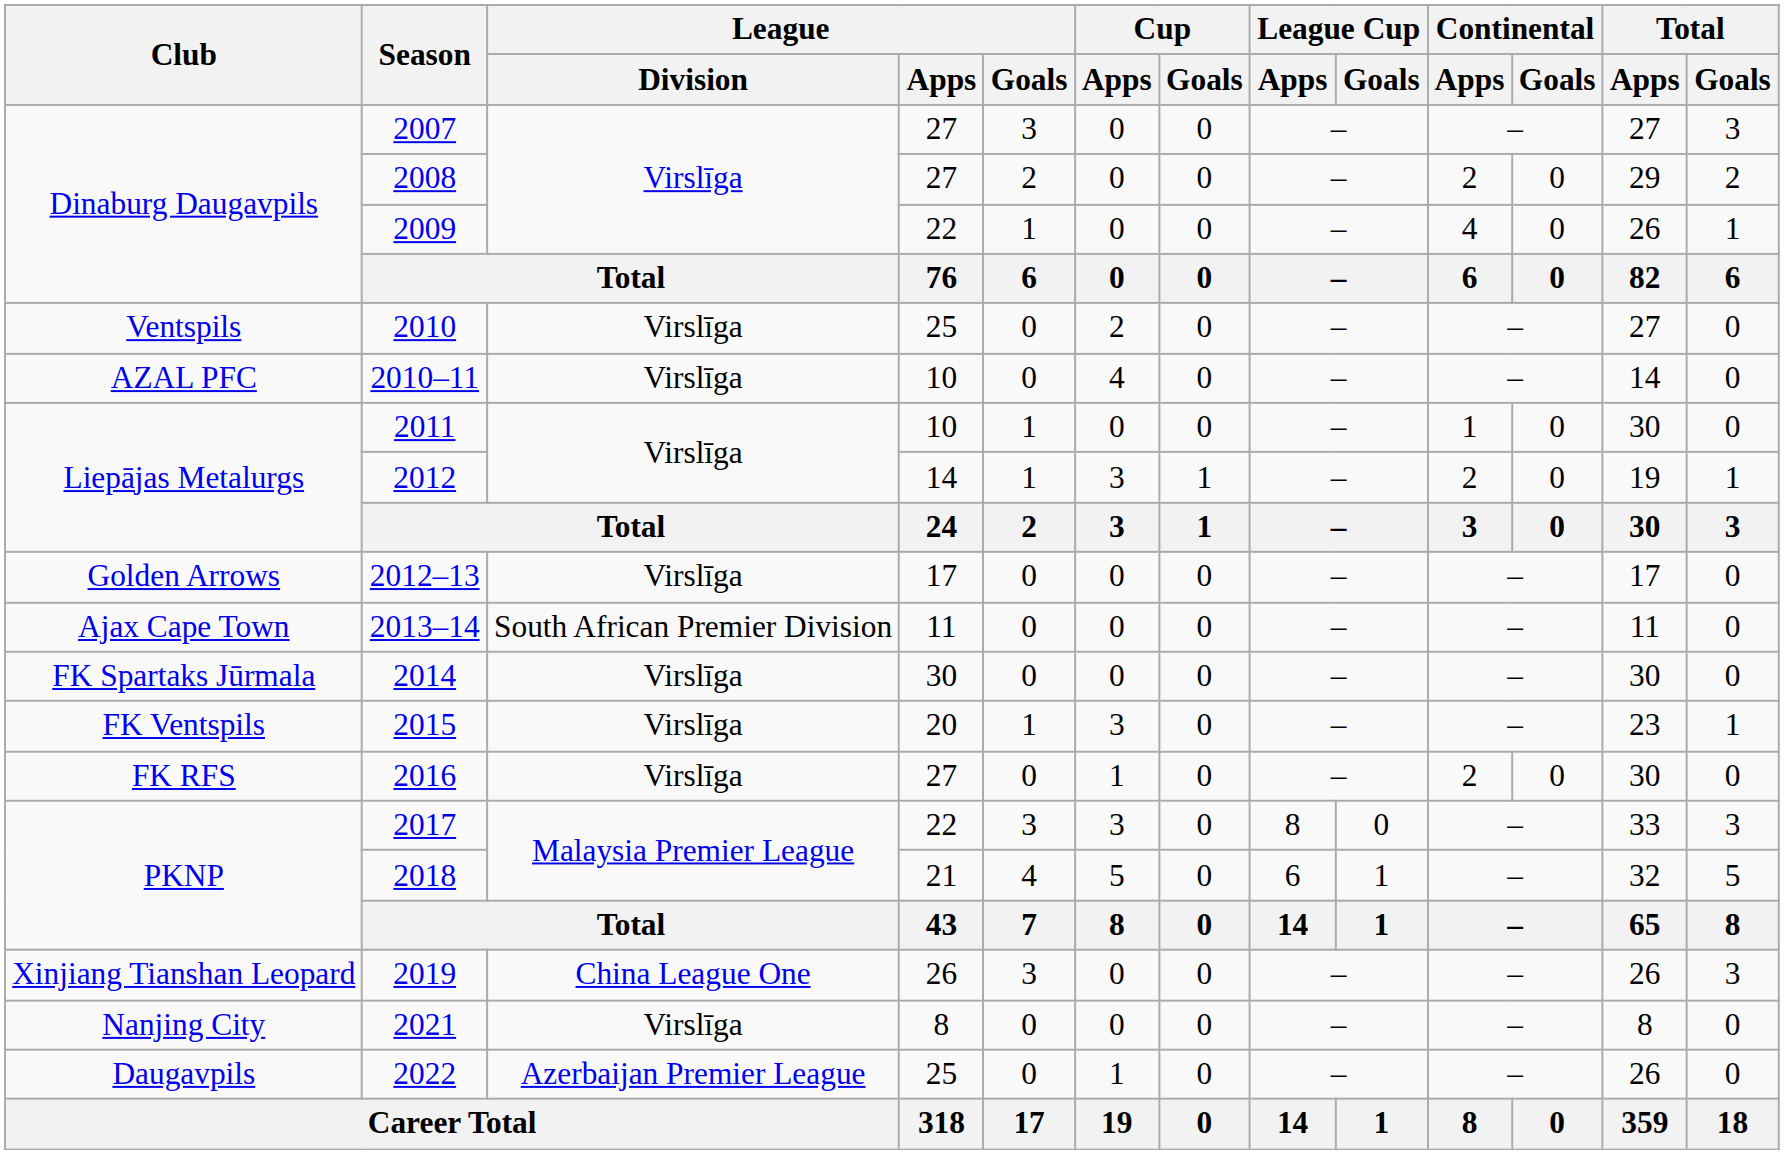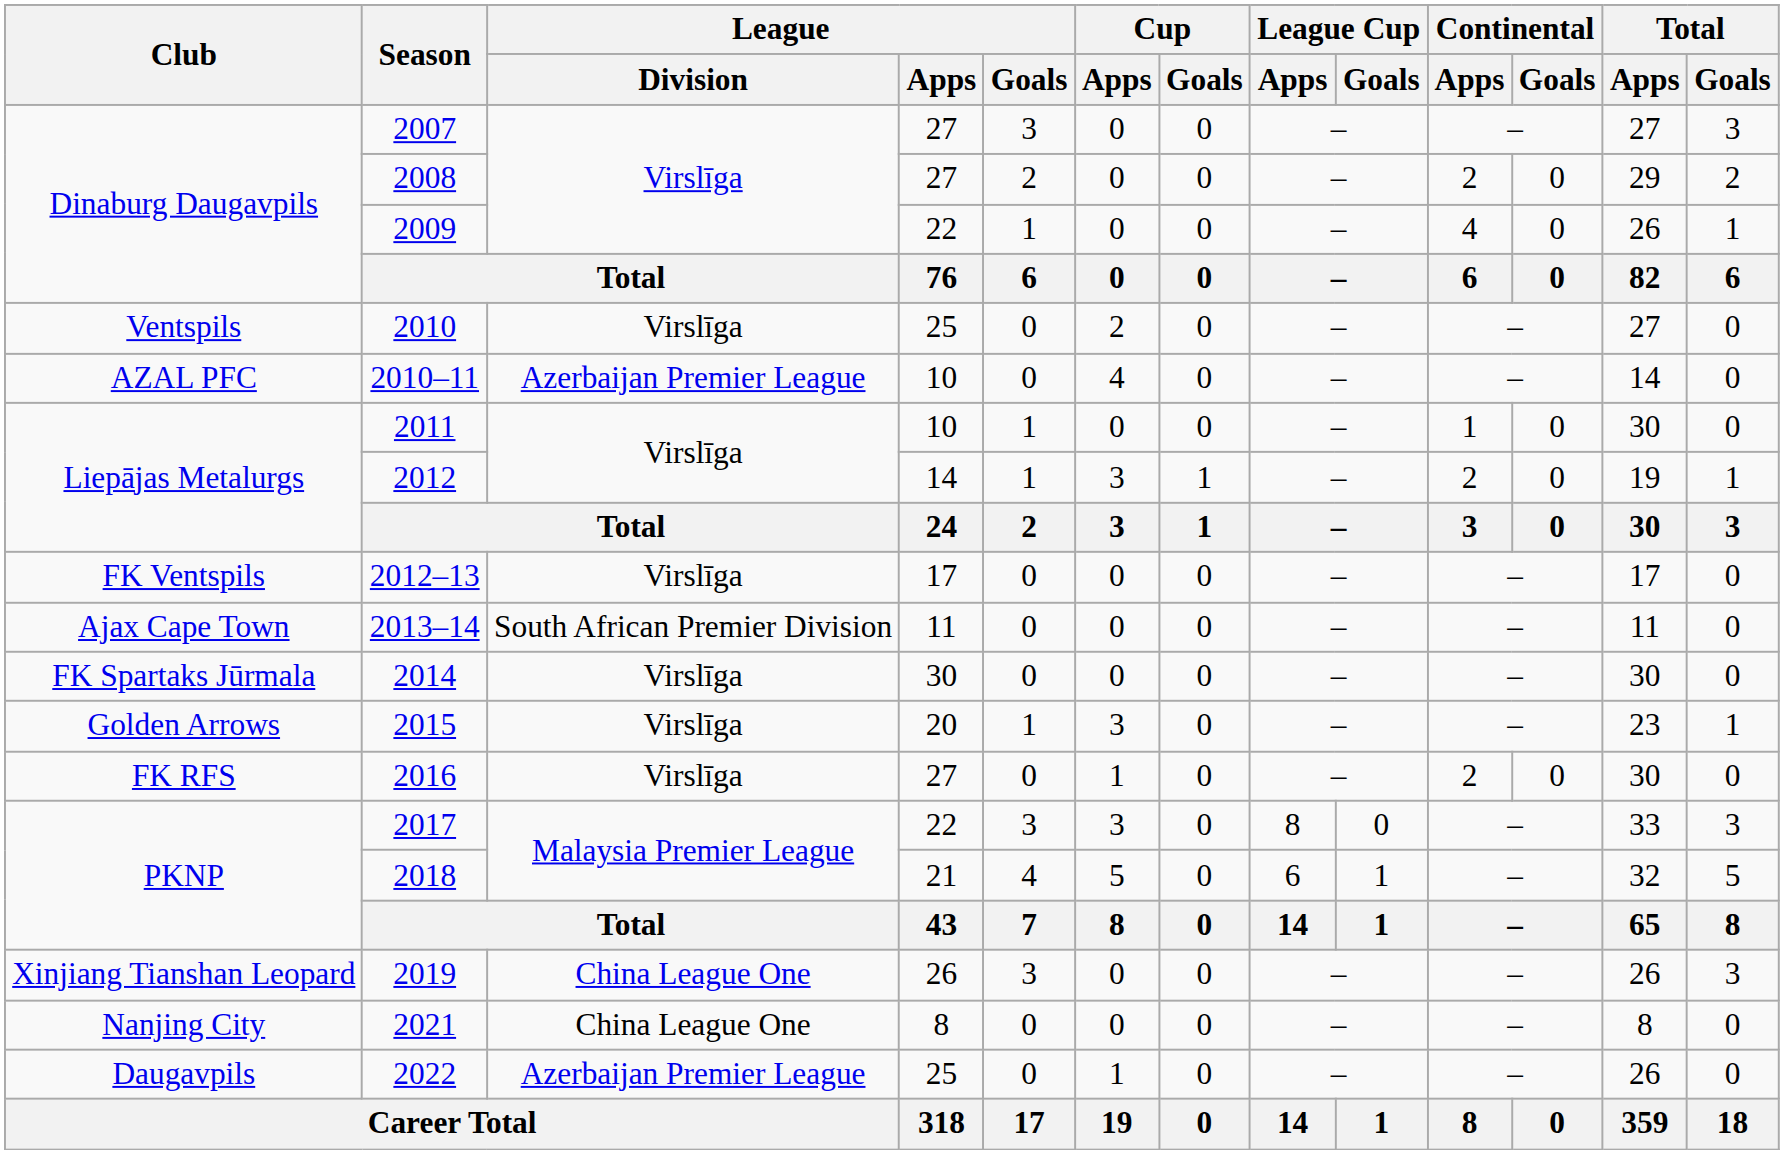(693, 377) Virslīga -> (693, 377) Azerbaijan Premier League
(184, 576) Golden Arrows -> (184, 576) FK Ventspils
(184, 725) FK Ventspils -> (184, 725) Golden Arrows
(693, 1024) Virslīga -> (693, 1024) China League One
